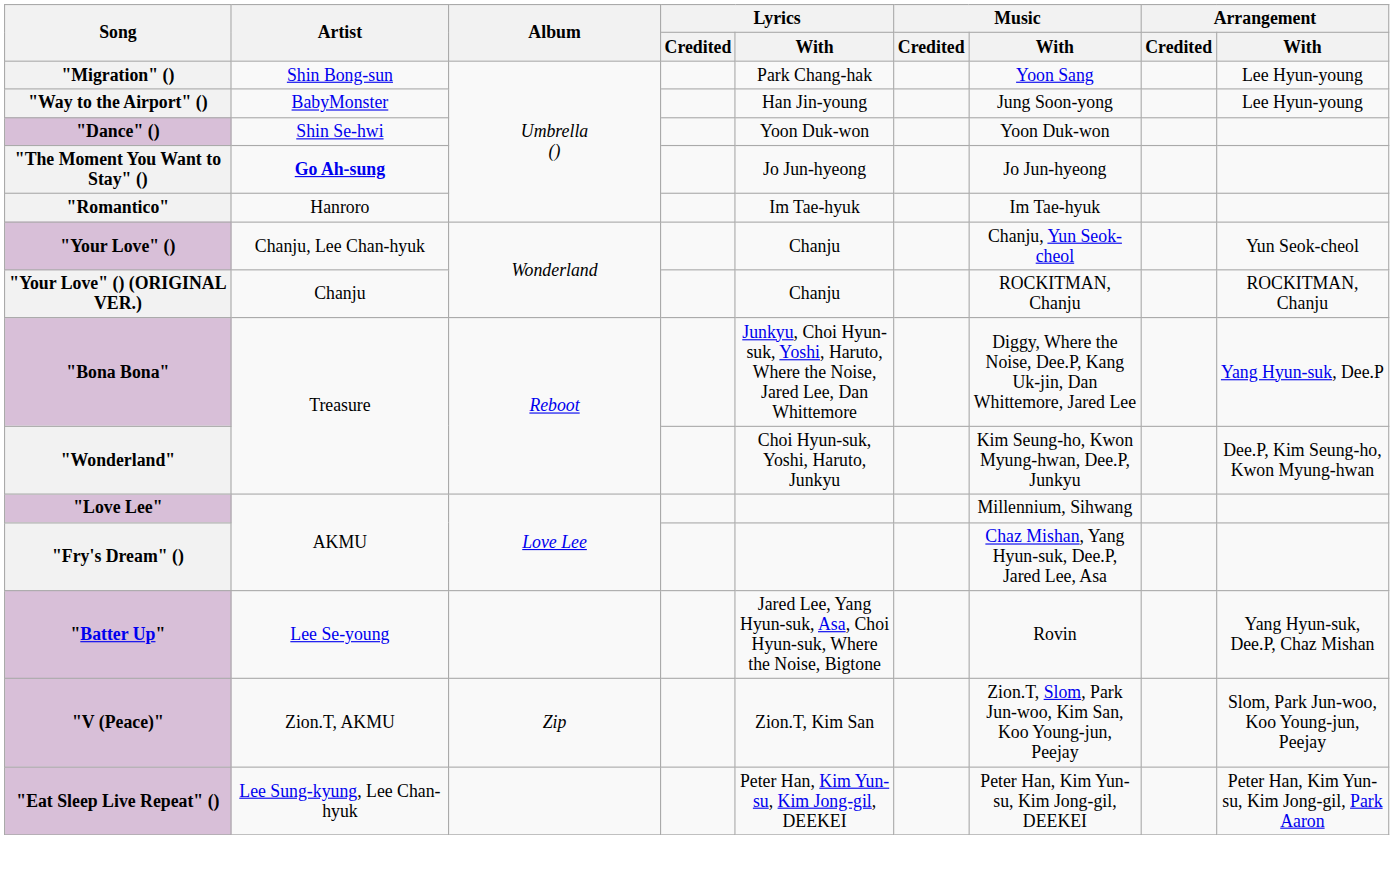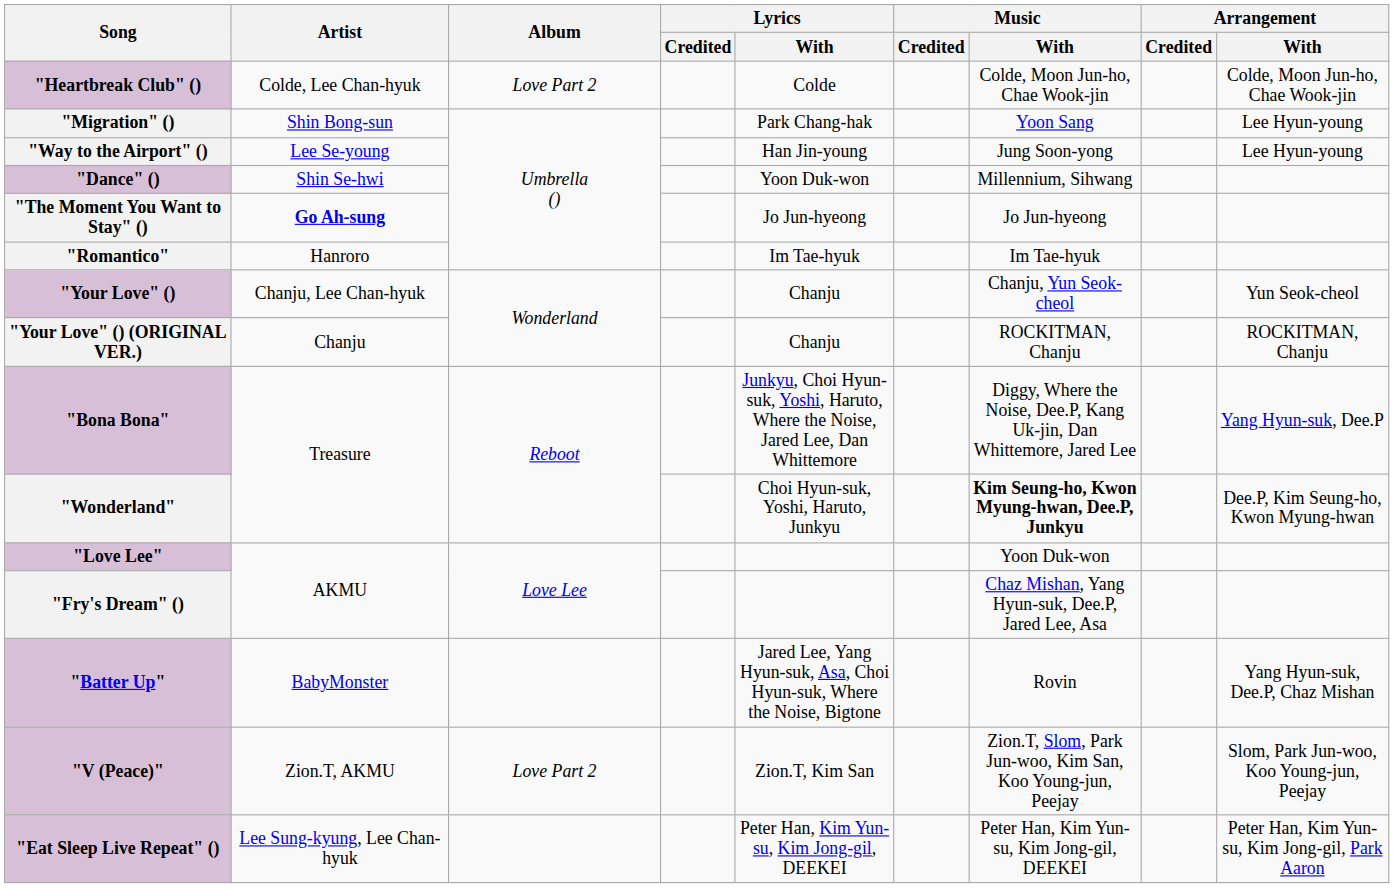+ row: (118, 84)
(340, 103) BabyMonster -> (340, 151) Lee Se-young
(1055, 131) Yoon Duk-won -> (1055, 179) Millennium, Sihwang
(1055, 460) normal -> (1055, 508) bold
(1055, 508) Millennium, Sihwang -> (1055, 556) Yoon Duk-won
(340, 634) Lee Se-young -> (340, 682) BabyMonster
(555, 722) Zip -> (555, 770) Love Part 2
